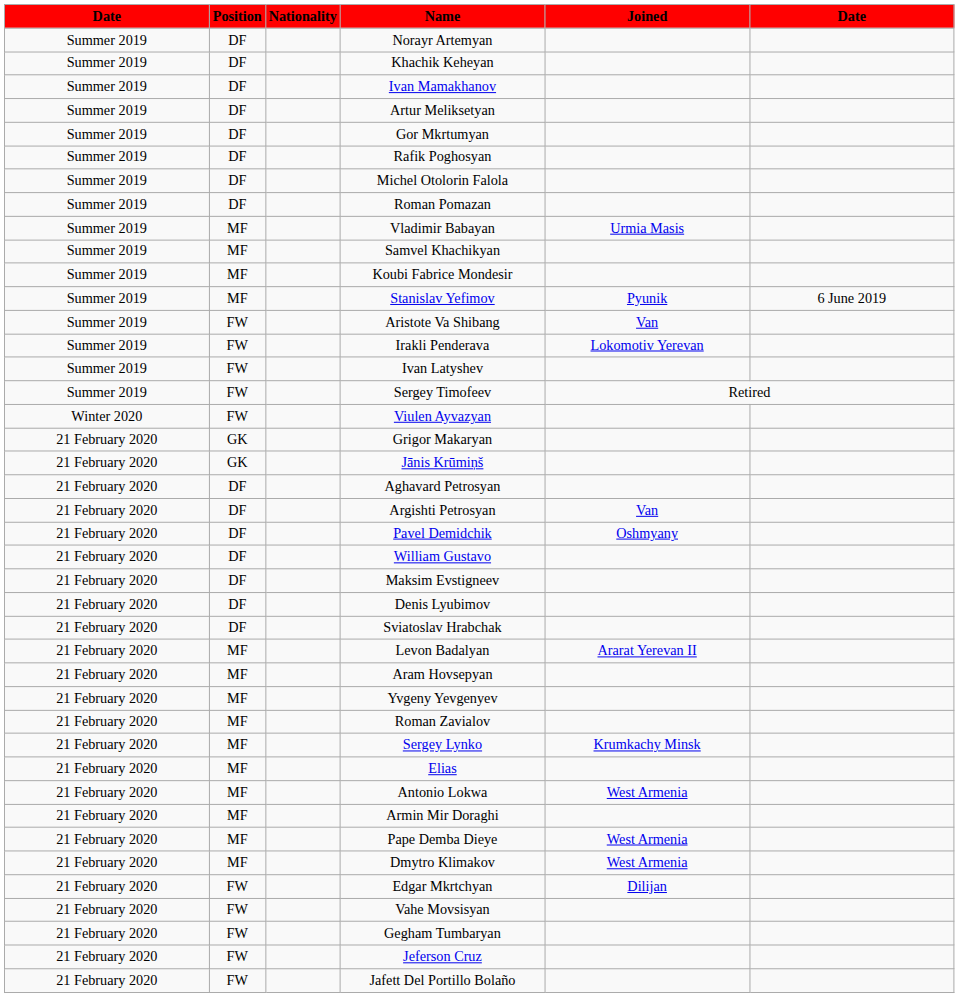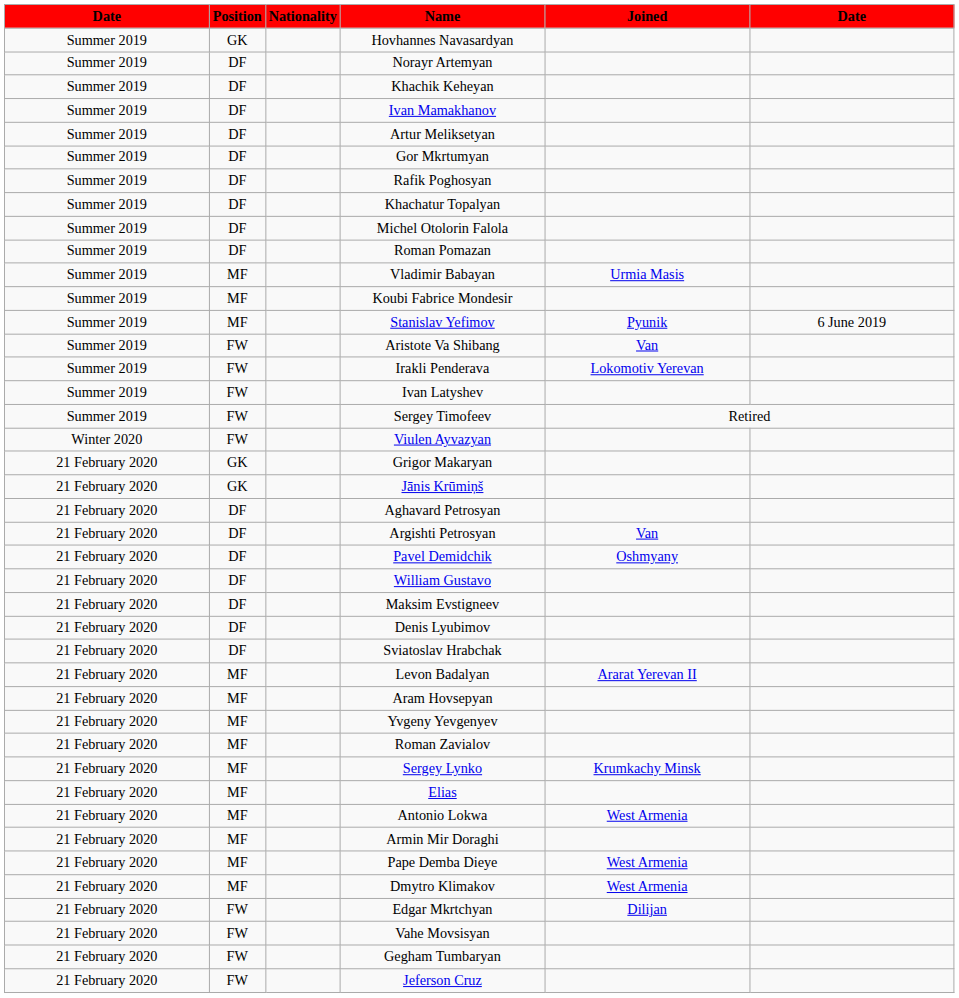+ row: (442, 40)
+ row: (442, 204)
- row: (442, 251)
- row: (442, 980)
